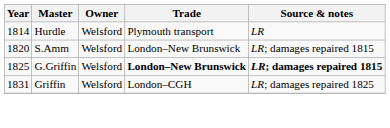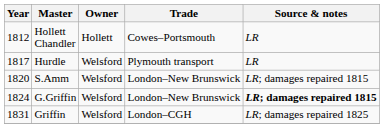+ row: (55, 37)
(18, 31) 1814 -> (18, 61) 1817
(18, 66) 1825 -> (18, 97) 1824
(187, 66) bold -> (184, 97) normal
